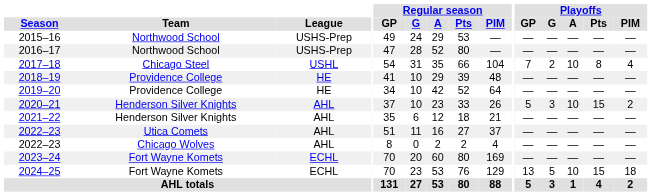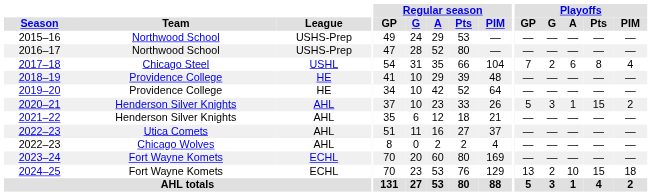(573, 64) 10 -> (573, 64) 6
(573, 104) 10 -> (573, 104) 1
(552, 171) 5 -> (552, 171) 2
